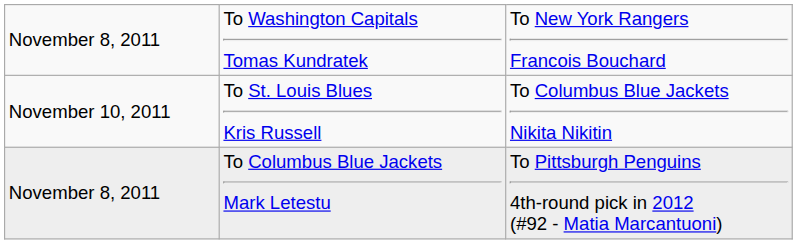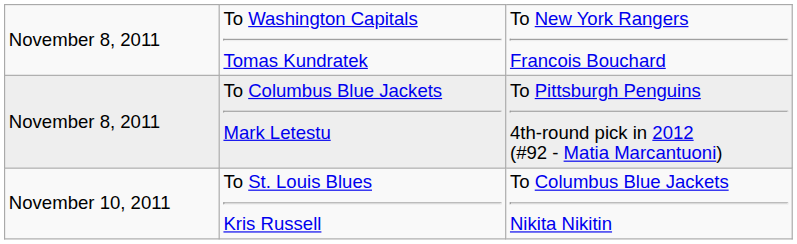rows swapped: (85, 192) <-> (90, 111)
